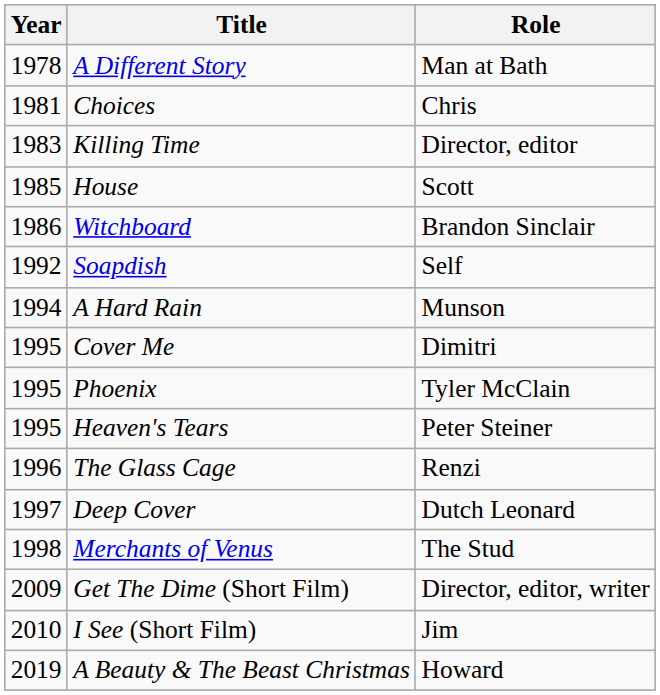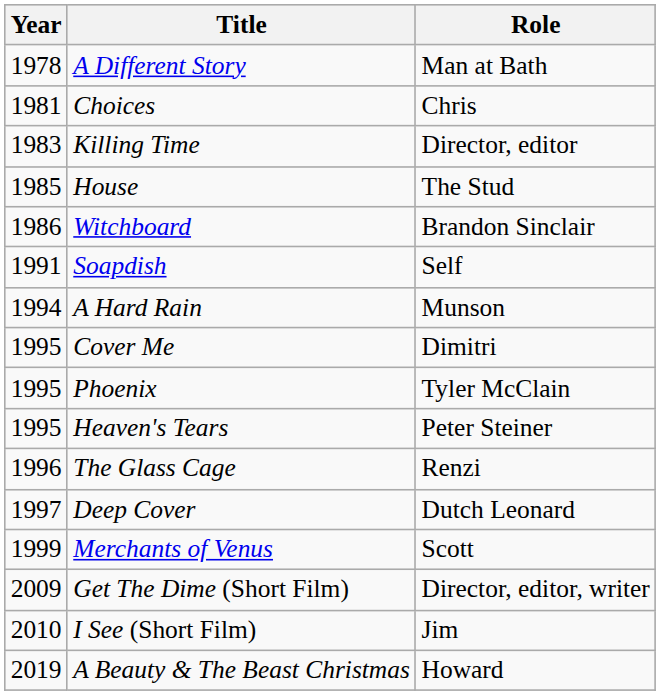(448, 186) Scott -> (468, 186) The Stud
(36, 266) 1992 -> (36, 266) 1991
(36, 549) 1998 -> (36, 549) 1999
(468, 549) The Stud -> (448, 549) Scott
